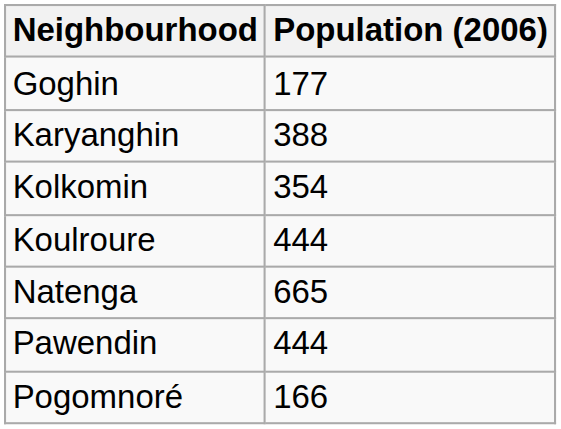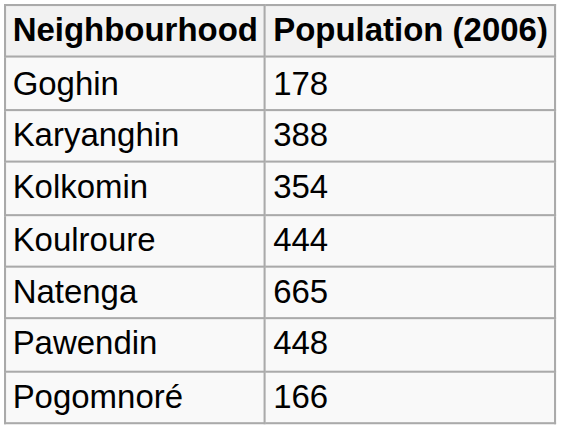(301, 82) 177 -> (301, 82) 178
(301, 344) 444 -> (301, 344) 448
